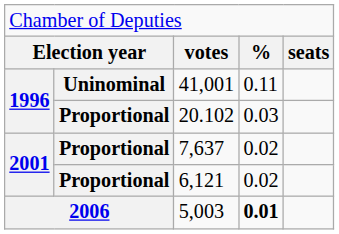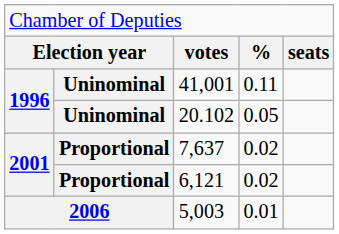(114, 116) Proportional -> (114, 116) Uninominal
(261, 116) 0.03 -> (261, 116) 0.05
(261, 212) bold -> (261, 212) normal
